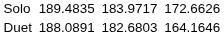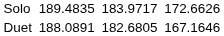(129, 27) 182.6803 -> (129, 27) 182.6805
(192, 27) 164.1646 -> (192, 27) 167.1646
